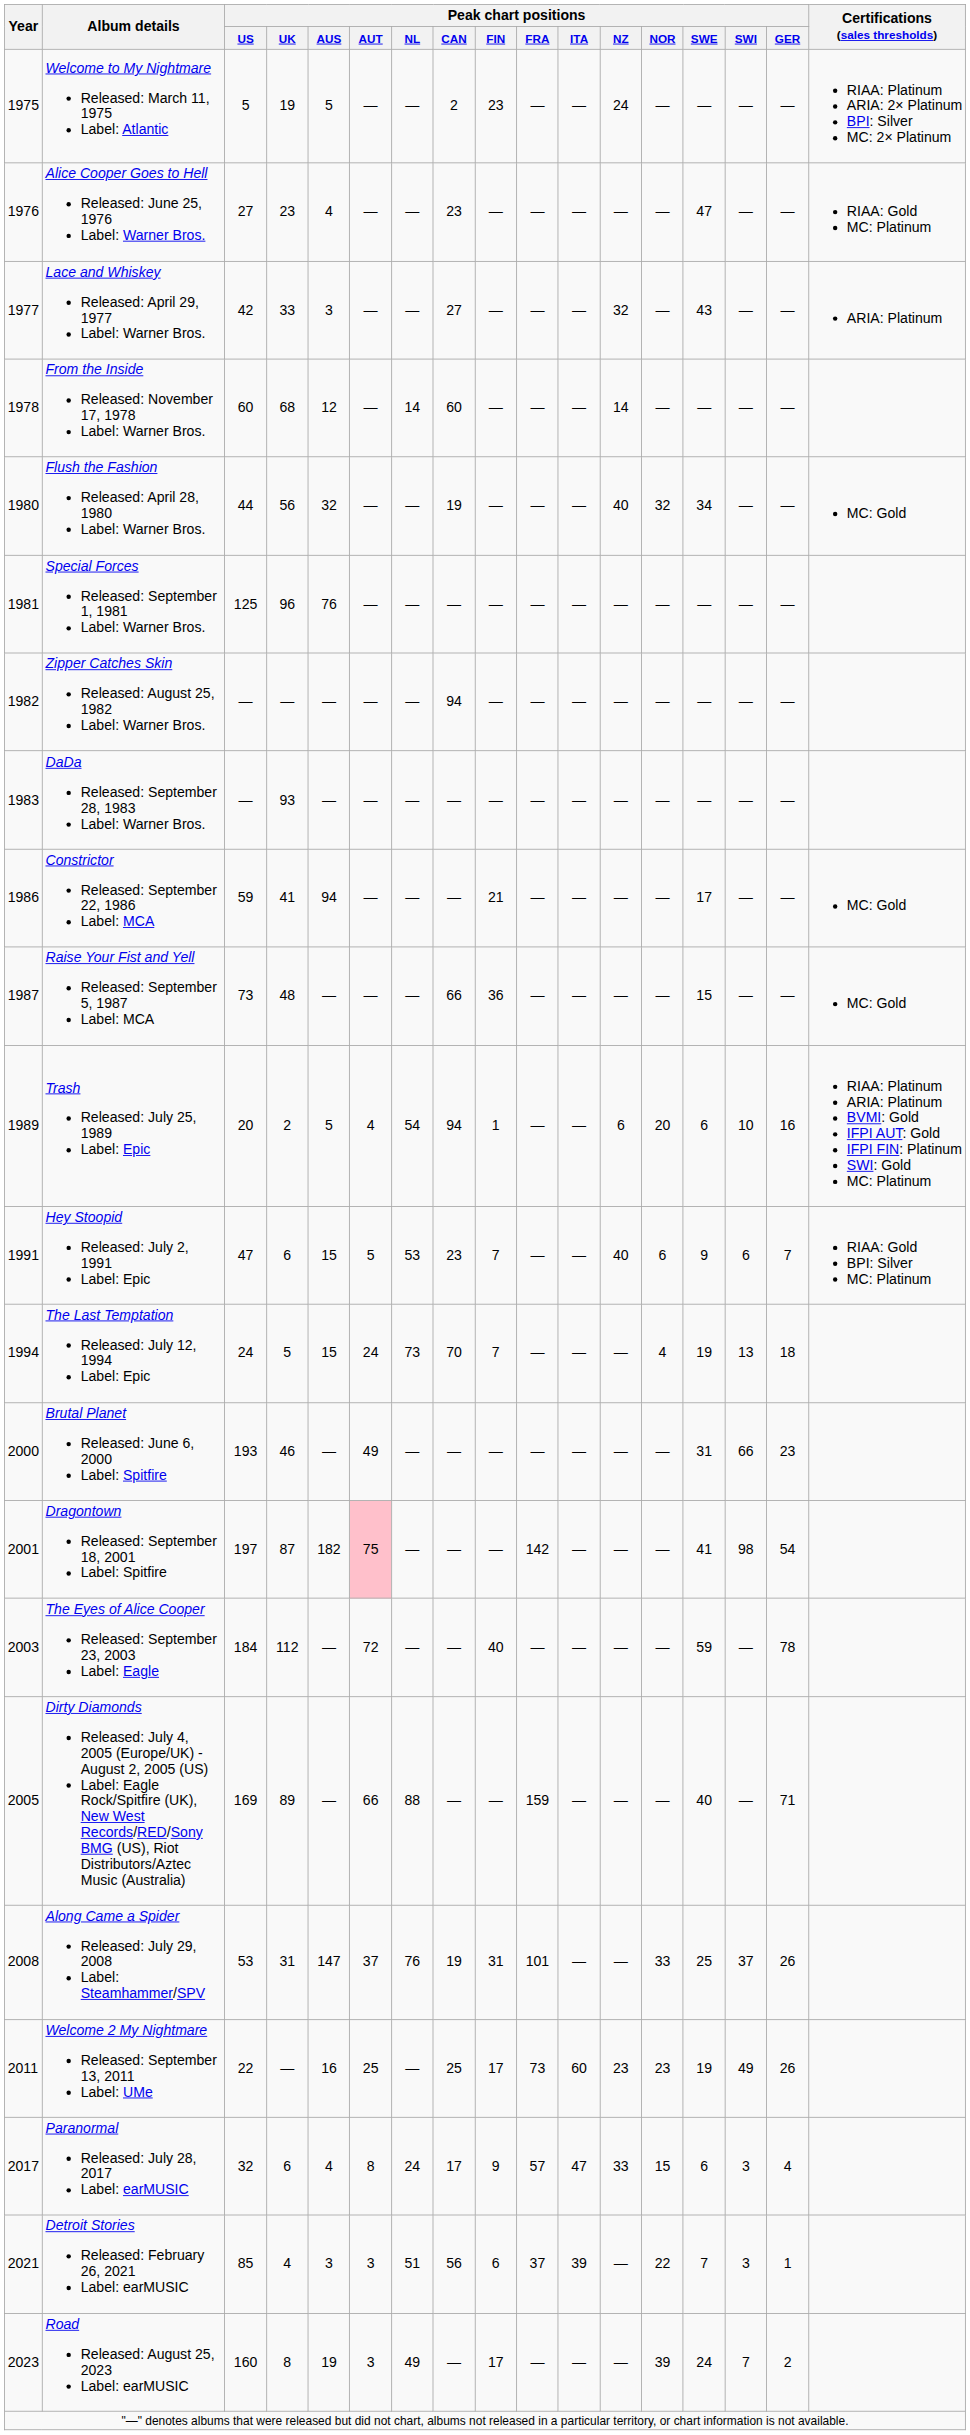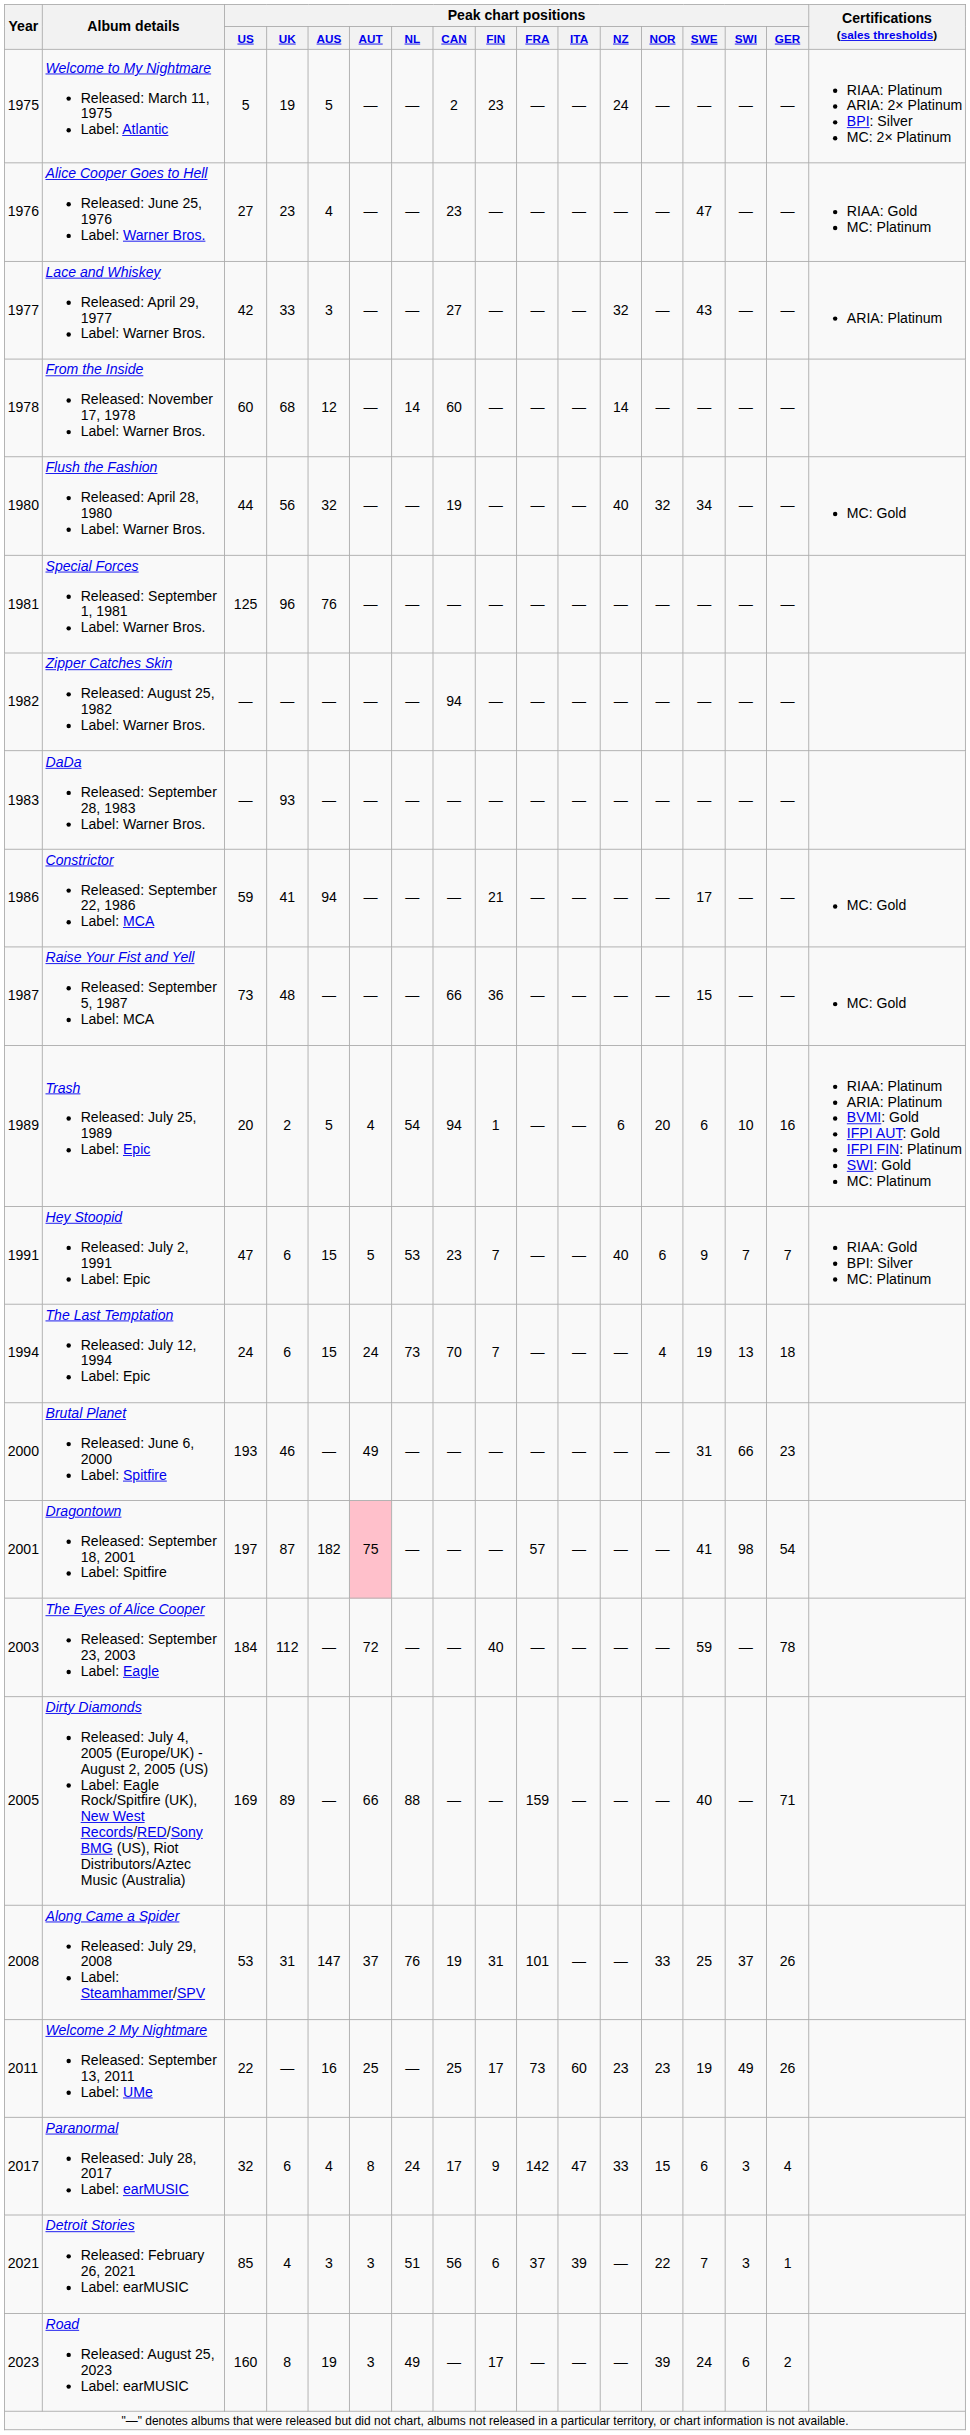(746, 1255) 6 -> (746, 1255) 7
(287, 1353) 5 -> (287, 1353) 6
(537, 1549) 142 -> (537, 1549) 57
(537, 2166) 57 -> (537, 2166) 142
(746, 2362) 7 -> (746, 2362) 6
